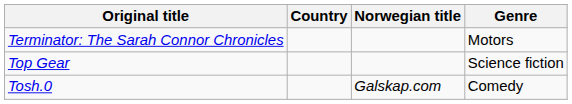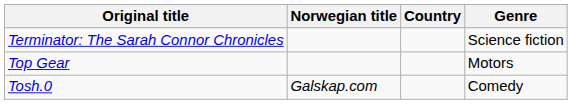columns swapped: (319, 16) <-> (408, 16)
(491, 39) Motors -> (516, 39) Science fiction
(516, 63) Science fiction -> (491, 63) Motors
